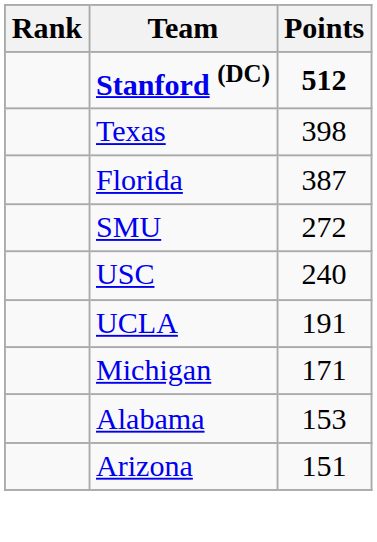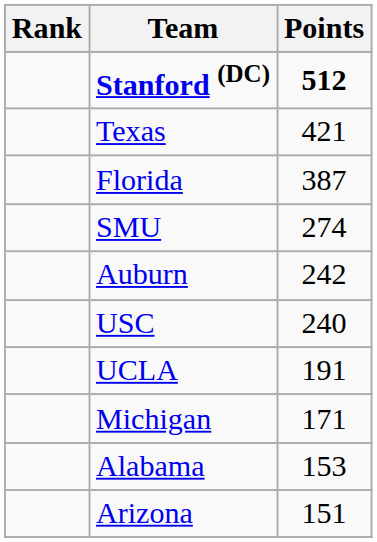(324, 131) 398 -> (324, 131) 421
(324, 227) 272 -> (324, 227) 274
+ row: (142, 275)
